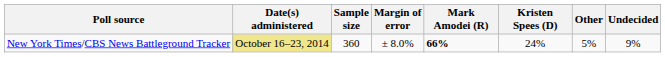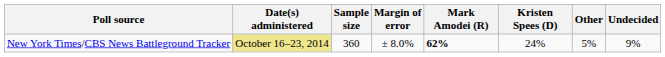(438, 43) 66% -> (438, 43) 62%
